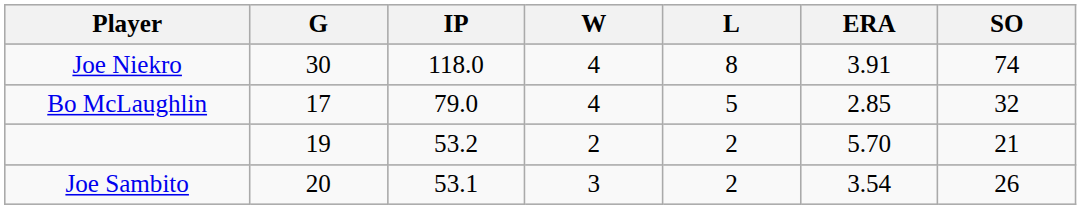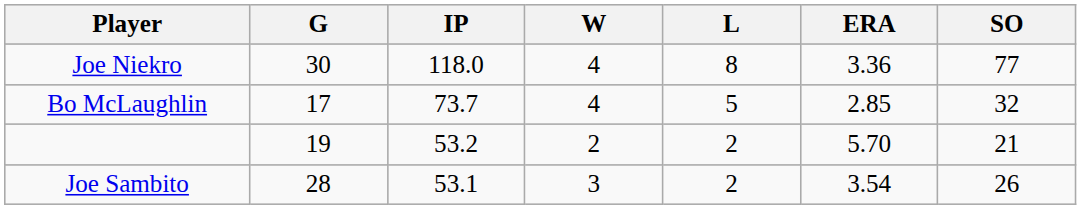(869, 64) 3.91 -> (869, 64) 3.36
(1007, 64) 74 -> (1007, 64) 77
(456, 104) 79.0 -> (456, 104) 73.7
(318, 183) 20 -> (318, 183) 28
